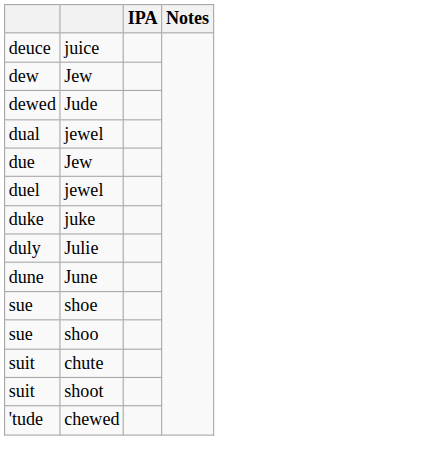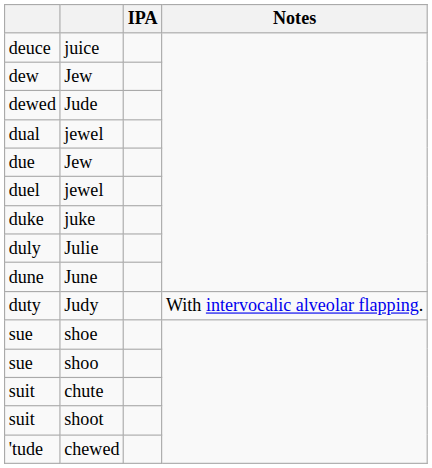+ row: (25, 305)
